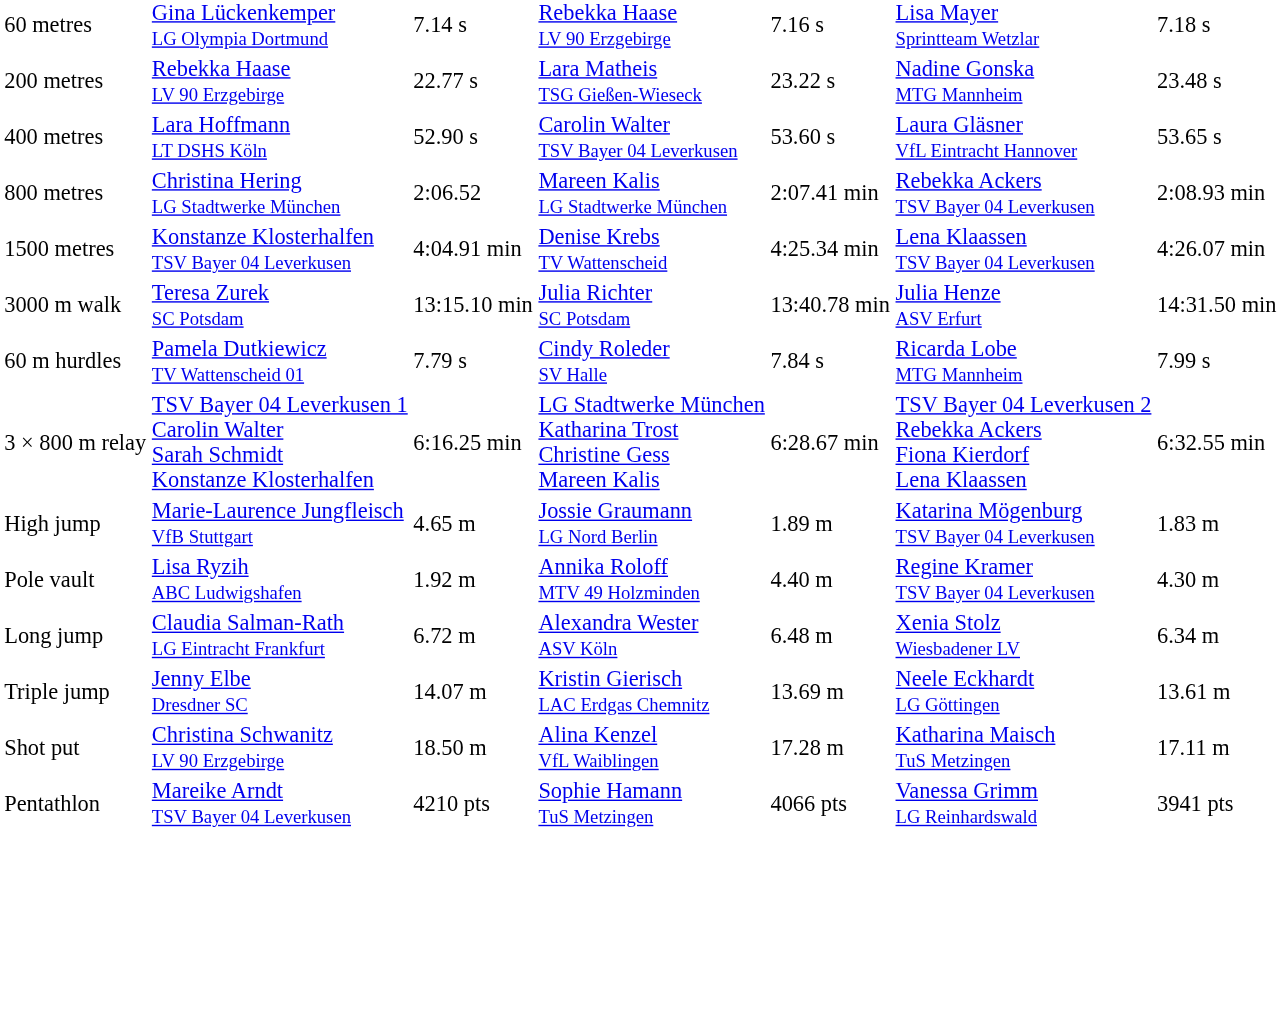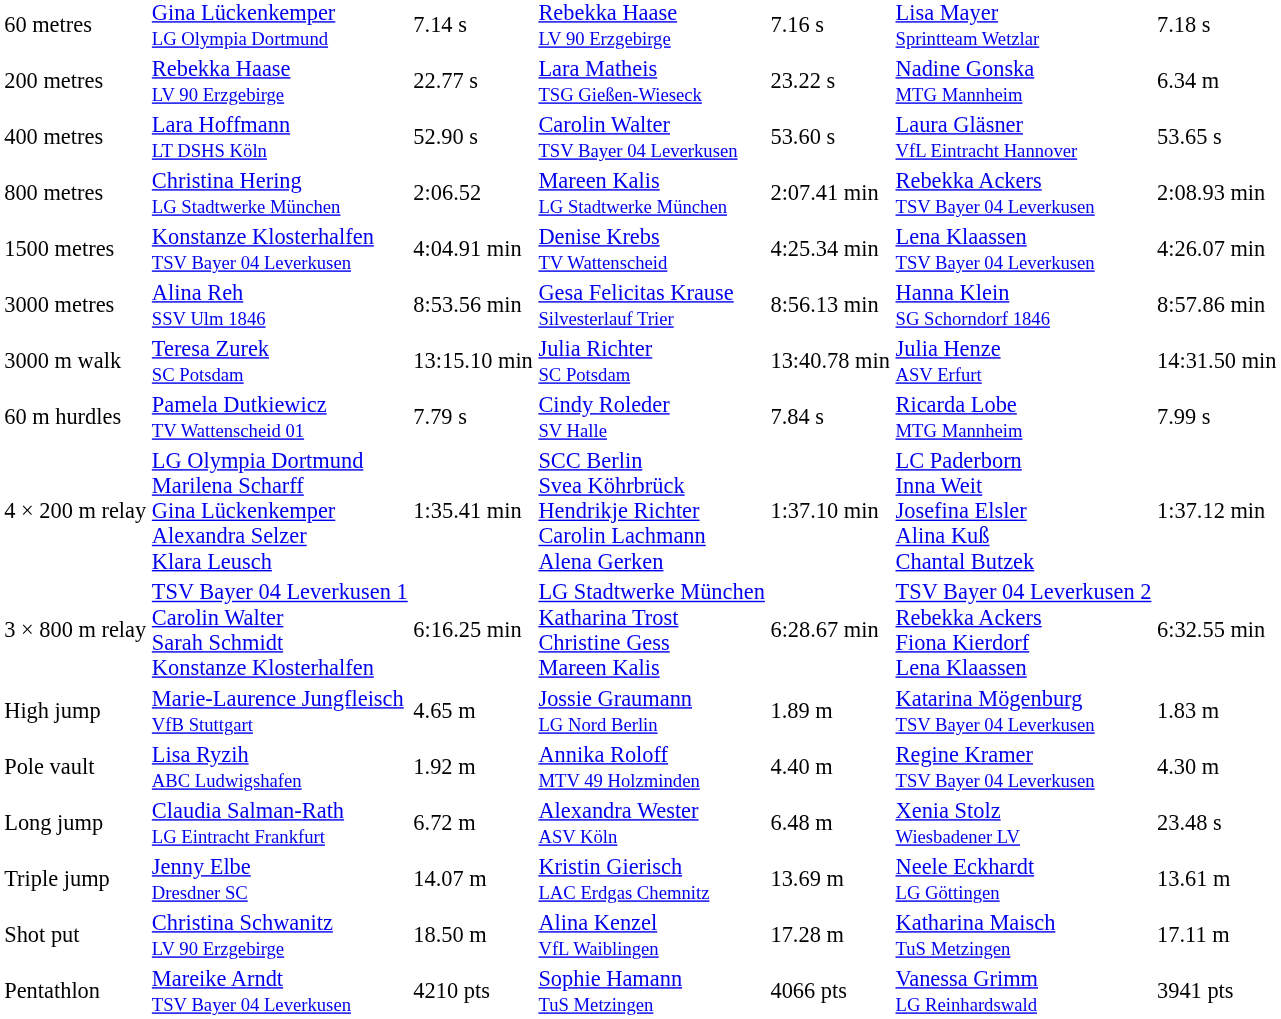(1189, 81) 23.48 s -> (1188, 81) 6.34 m
+ row: (59, 305)
+ row: (75, 510)
(1188, 635) 6.34 m -> (1189, 823) 23.48 s
